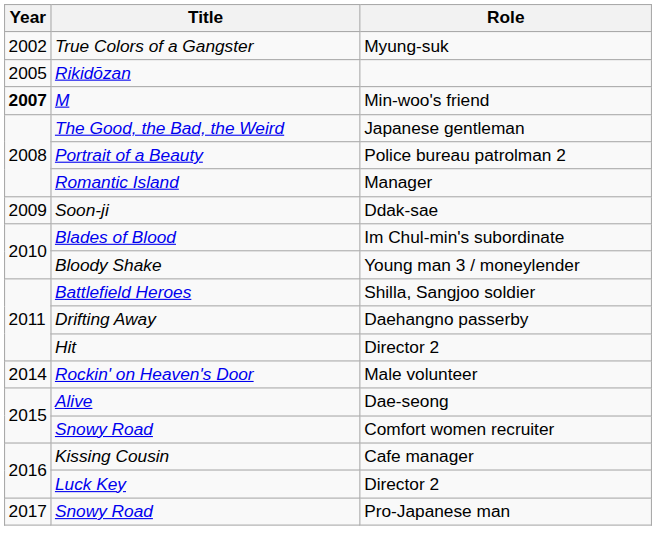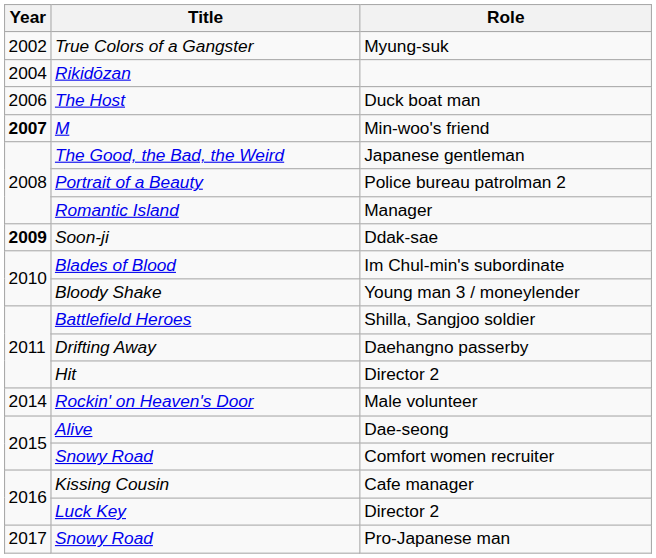(28, 73) 2005 -> (28, 73) 2004
+ row: (90, 100)
(28, 210) normal -> (28, 237) bold
